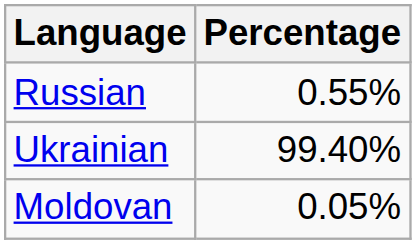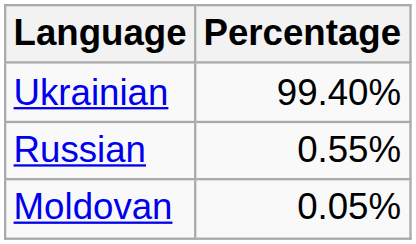rows swapped: (91, 149) <-> (80, 91)
